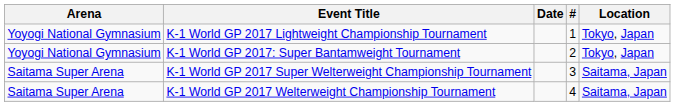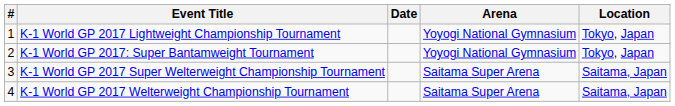columns swapped: (573, 14) <-> (84, 14)
